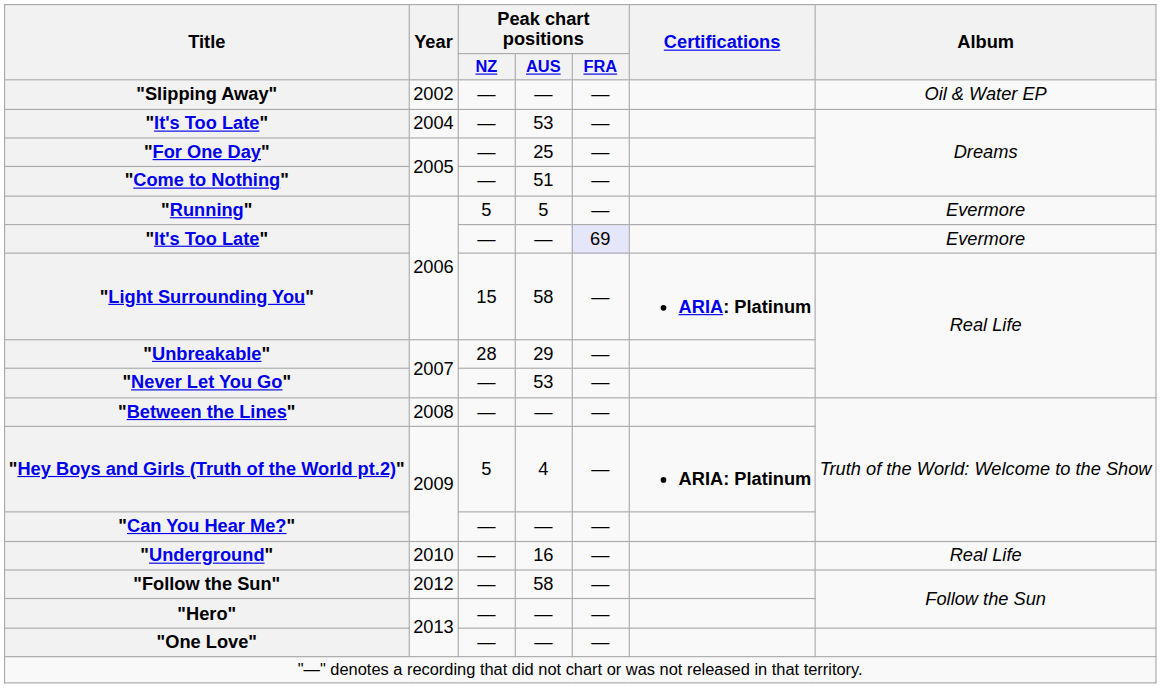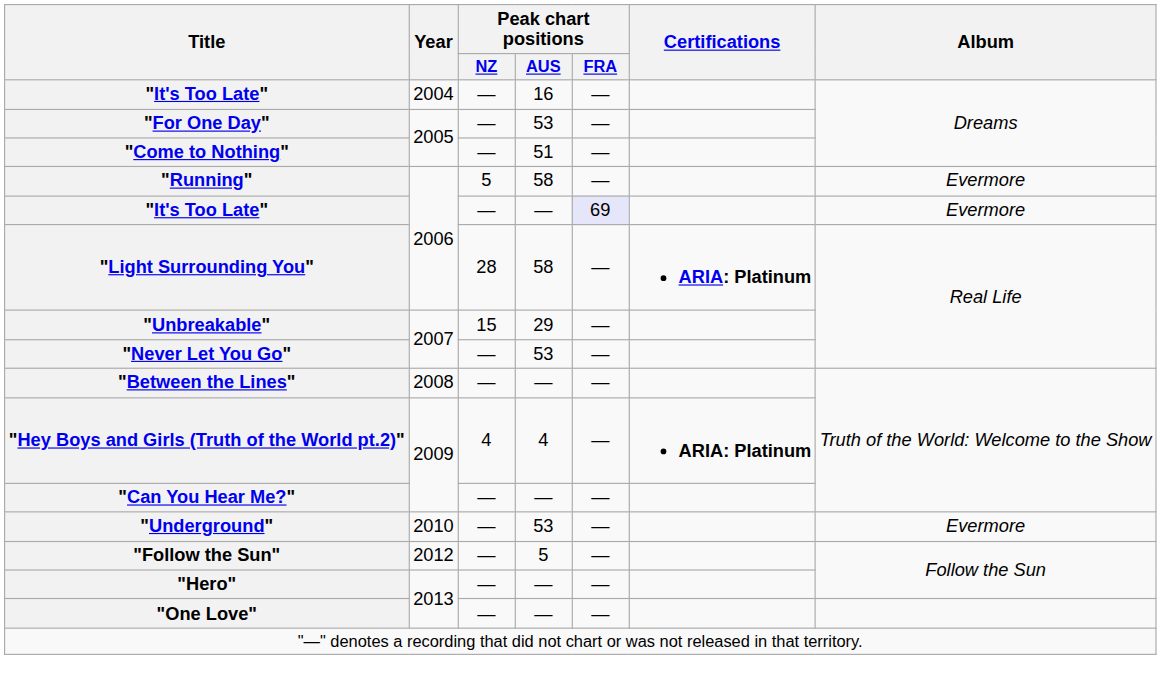- row: (207, 94)
(543, 123) 53 -> (543, 94) 16
(543, 152) 25 -> (543, 123) 53
(543, 210) 5 -> (543, 181) 58
(486, 296) 15 -> (486, 267) 28
(486, 353) 28 -> (486, 324) 15
(486, 469) 5 -> (486, 440) 4
(543, 555) 16 -> (543, 526) 53
(986, 555) Real Life -> (986, 526) Evermore
(543, 584) 58 -> (543, 555) 5
